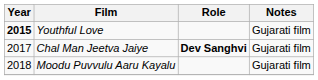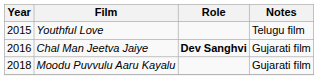(19, 30) bold -> (19, 30) normal
(281, 30) Gujarati film -> (278, 30) Telugu film
(19, 48) 2017 -> (19, 48) 2016
